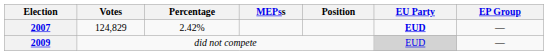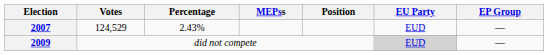(111, 27) 124,829 -> (111, 27) 124,529
(192, 27) 2.42% -> (192, 27) 2.43%
(415, 27) bold -> (415, 27) normal
